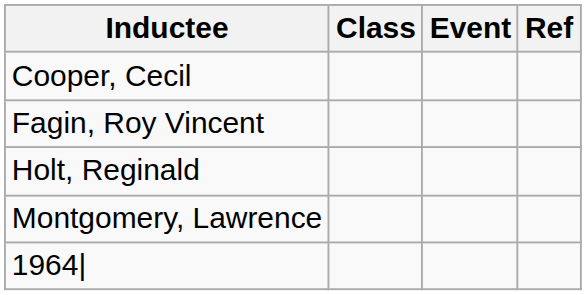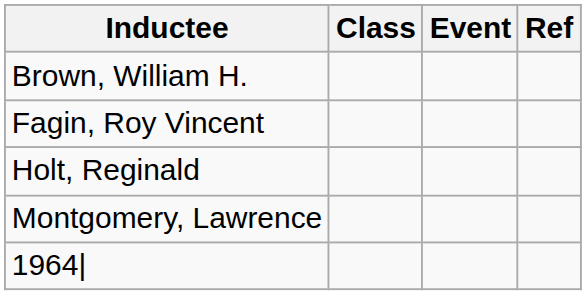+ row: (130, 75)
- row: (102, 75)
